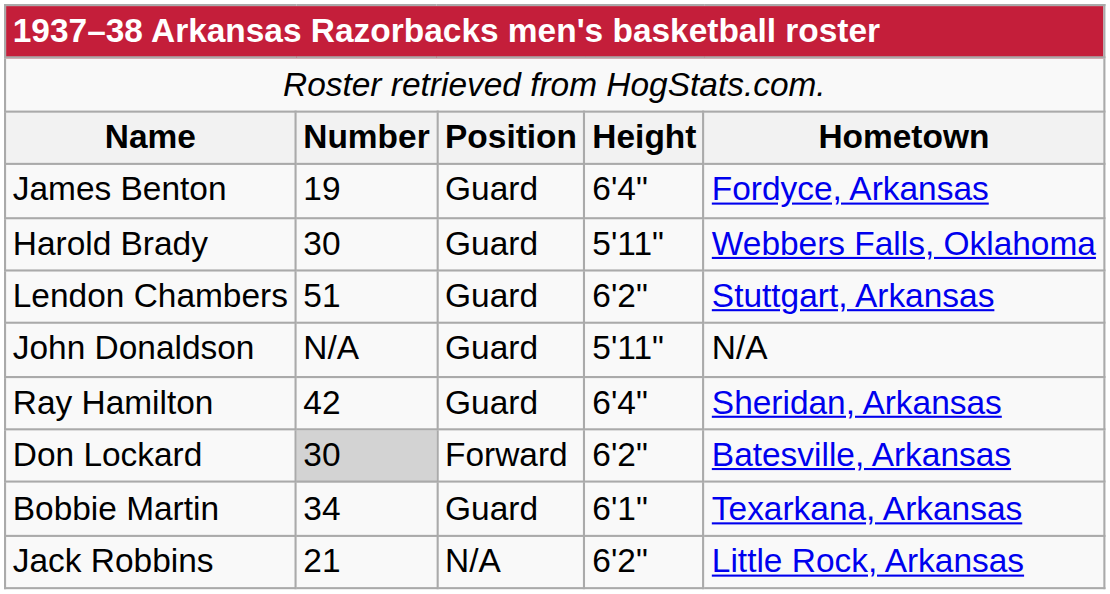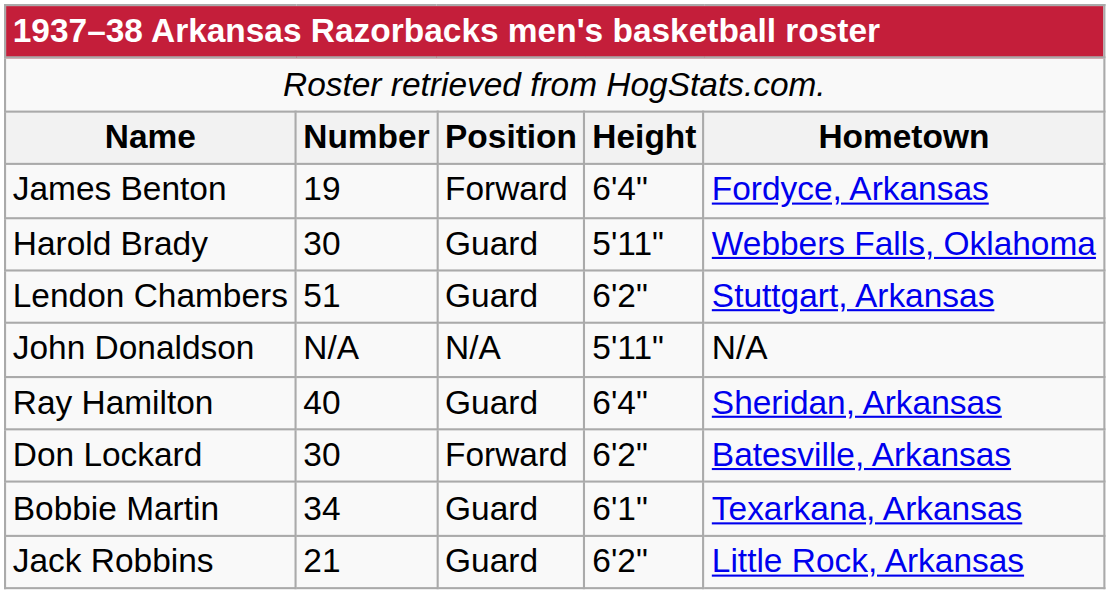(492, 190) Guard -> (506, 190) Forward
(492, 349) Guard -> (473, 349) N/A
(322, 402) 42 -> (322, 402) 40
(322, 455) lightgrey background -> (322, 455) no background
(473, 561) N/A -> (492, 561) Guard
